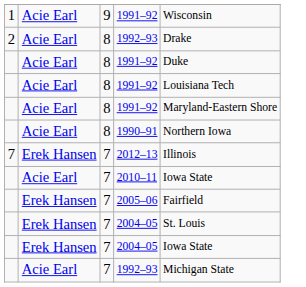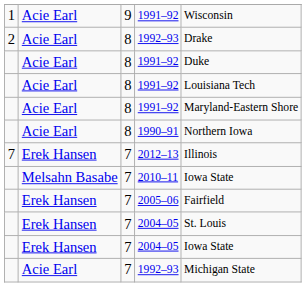(49, 177) Acie Earl -> (70, 177) Melsahn Basabe
